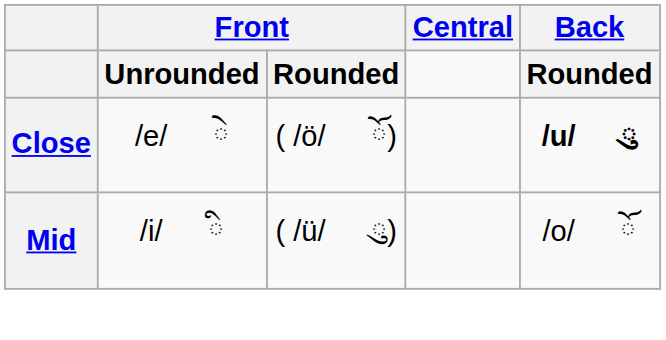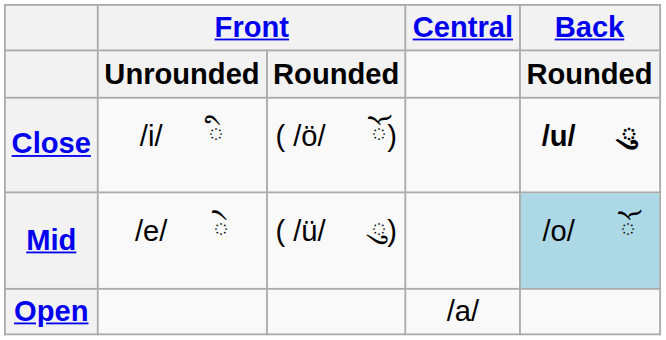(182, 136) /e/ ེ -> (182, 136) /i/ ི
(182, 231) /i/ ི -> (182, 231) /e/ ེ
(589, 231) no background -> (589, 231) lightblue background
+ row: (51, 310)
